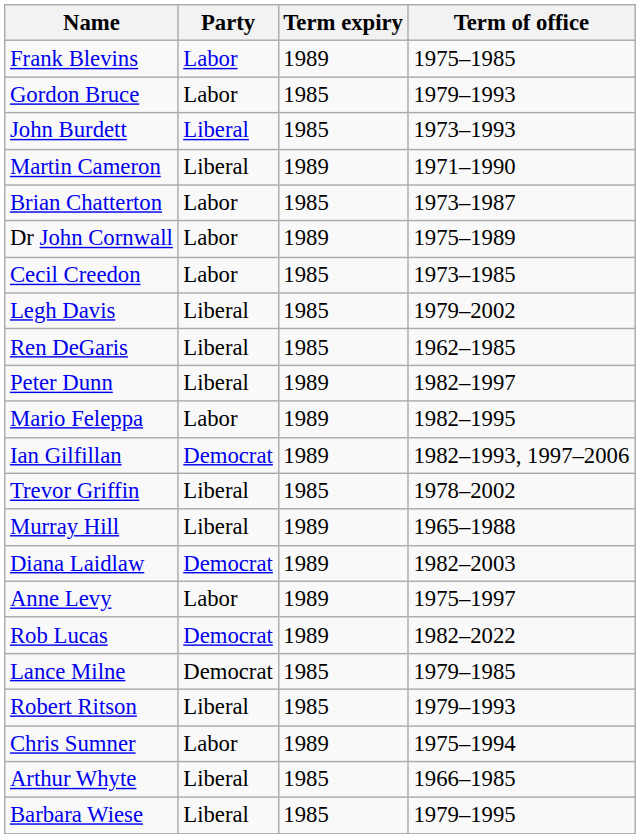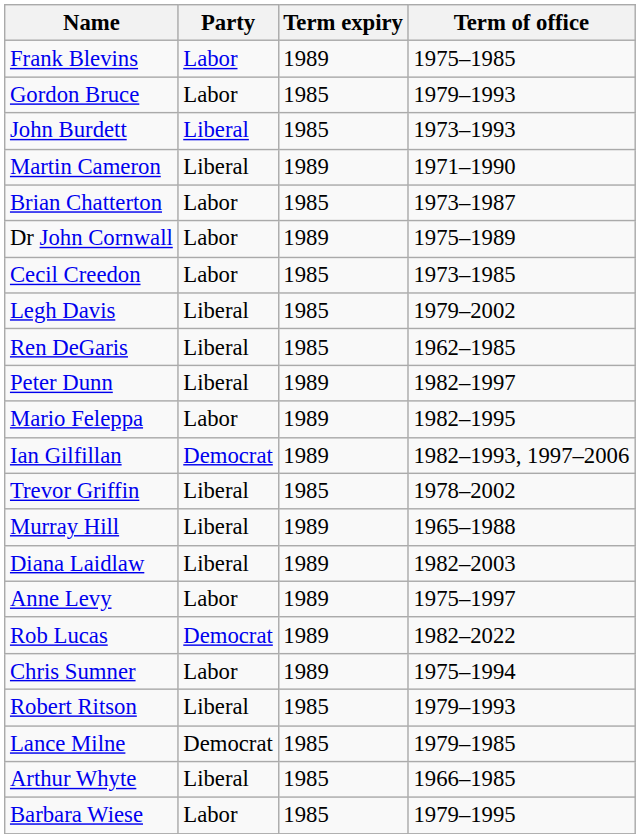(228, 563) Democrat -> (216, 563) Liberal
rows swapped: (68, 671) <-> (73, 743)
(216, 815) Liberal -> (210, 815) Labor
